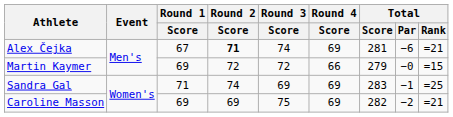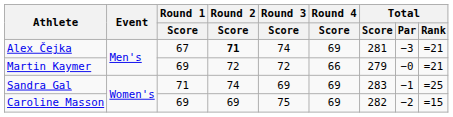(407, 48) −6 -> (407, 48) −3
(433, 66) =15 -> (433, 66) =21
(433, 102) =21 -> (433, 102) =15
